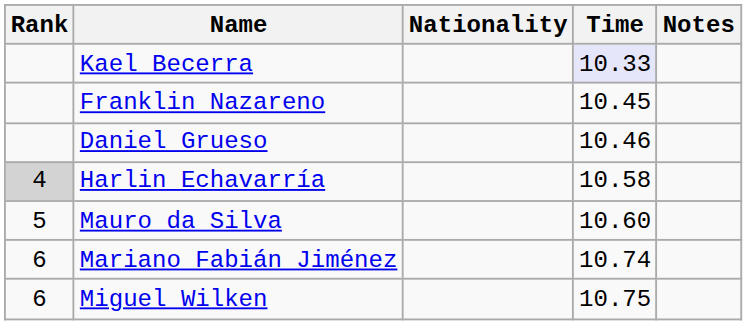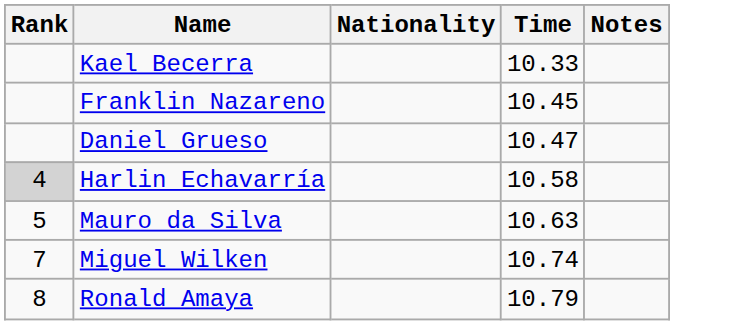(615, 64) lavender background -> (543, 64) no background
(615, 142) 10.46 -> (543, 142) 10.47
(615, 221) 10.60 -> (543, 221) 10.63
- row: (239, 260)
(40, 299) 6 -> (40, 260) 7
(615, 299) 10.75 -> (543, 260) 10.74
+ row: (166, 299)
